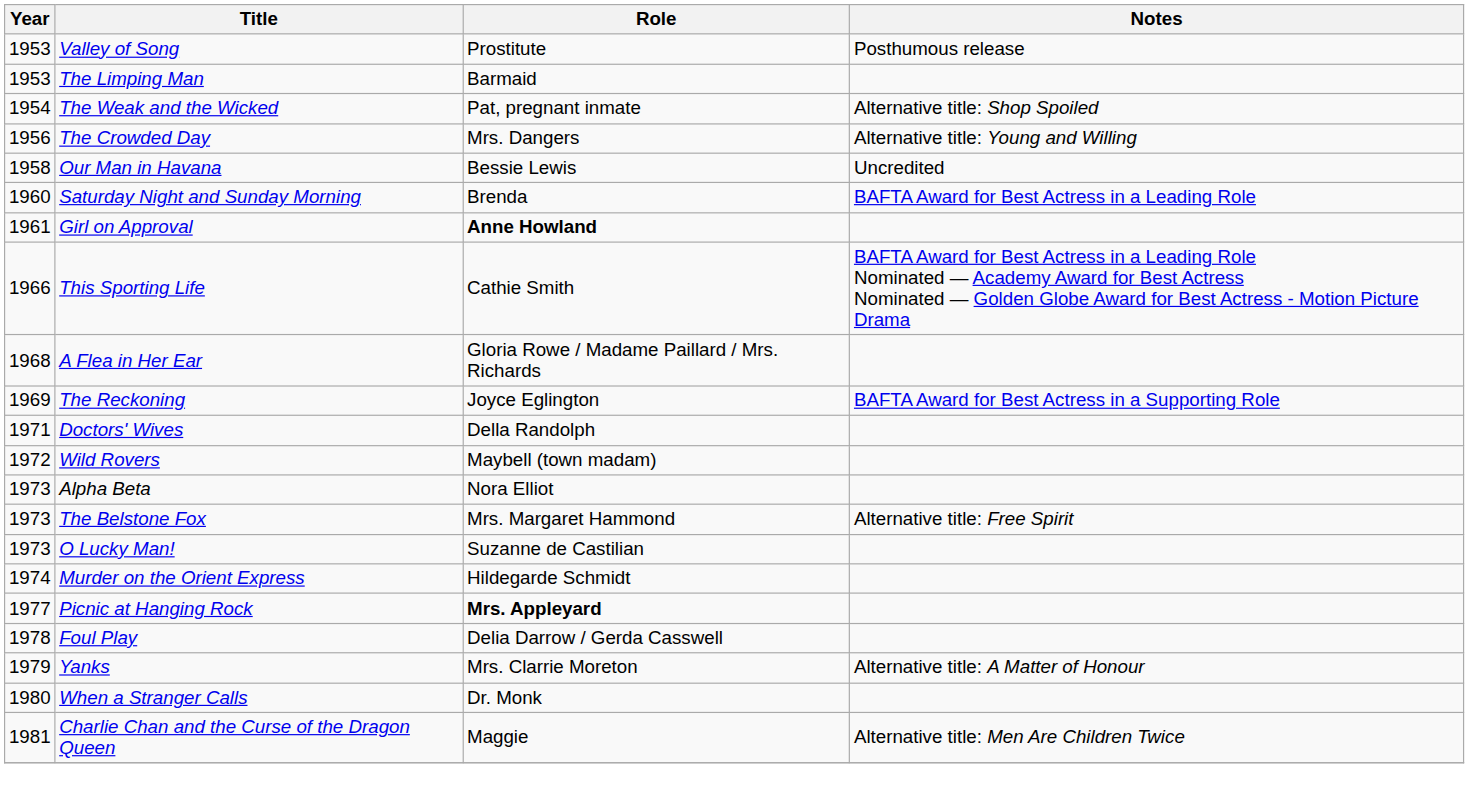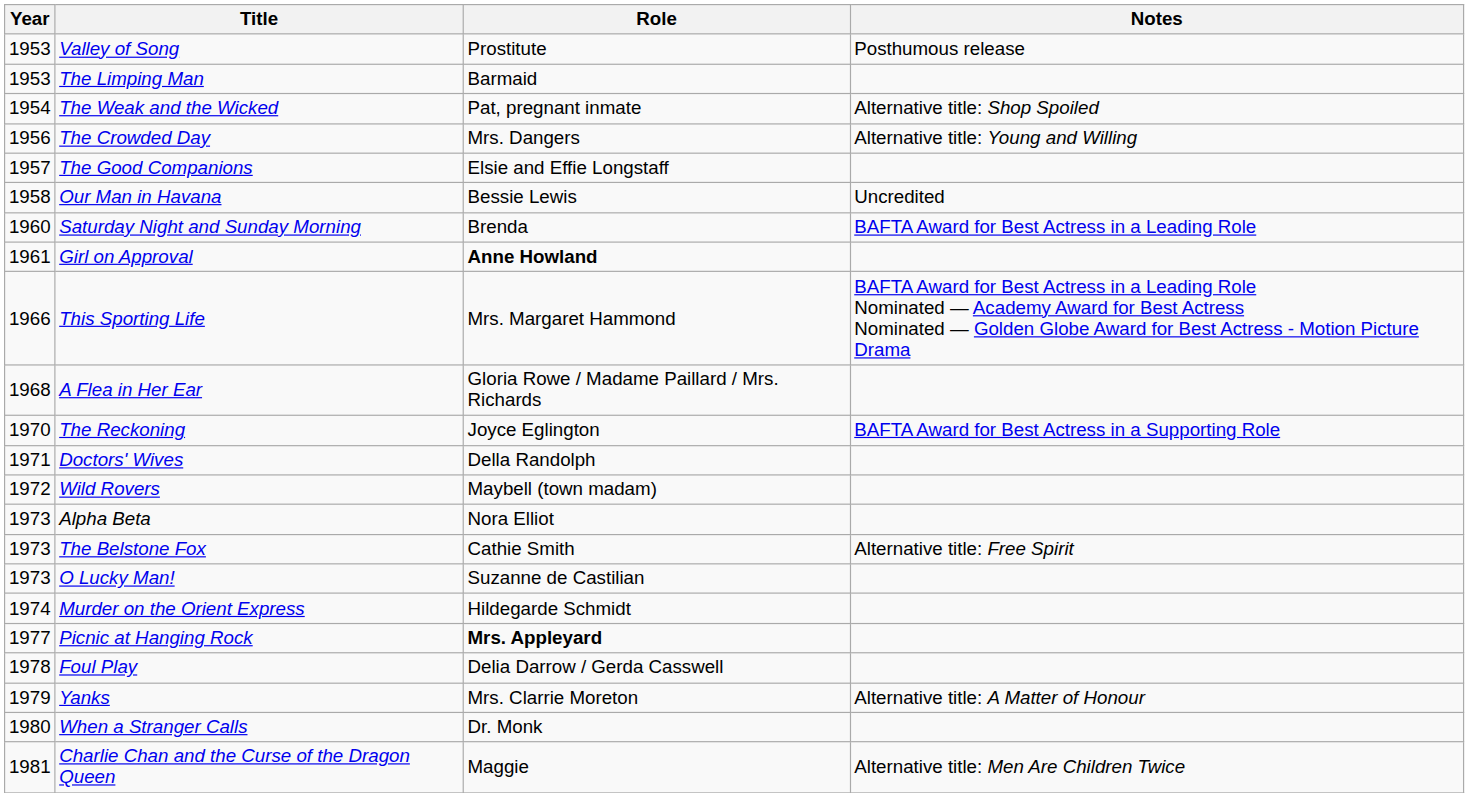+ row: (156, 167)
(521, 288) Cathie Smith -> (572, 318) Mrs. Margaret Hammond
(30, 400) 1969 -> (30, 430) 1970
(571, 519) Mrs. Margaret Hammond -> (521, 548) Cathie Smith
